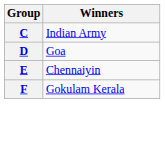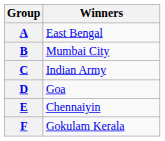+ row: (24, 32)
+ row: (24, 51)
